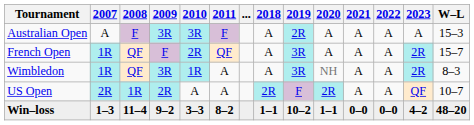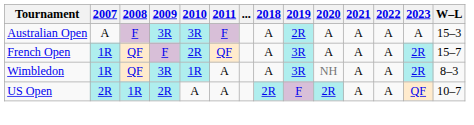- row: (31, 110)
